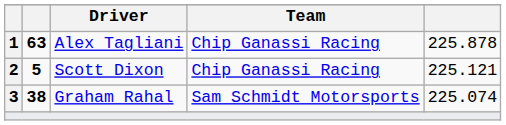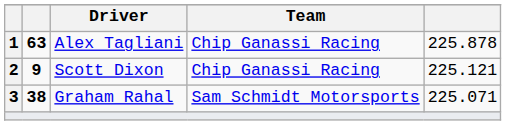(36, 72) 5 -> (36, 72) 9
(462, 99) 225.074 -> (462, 99) 225.071
